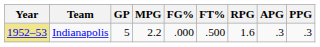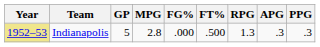(154, 32) 2.2 -> (154, 32) 2.8
(247, 32) 1.6 -> (247, 32) 1.3
